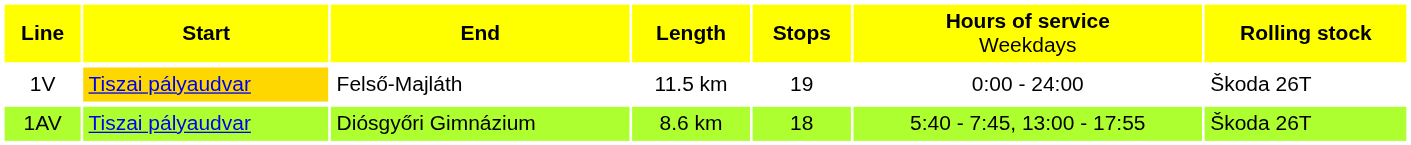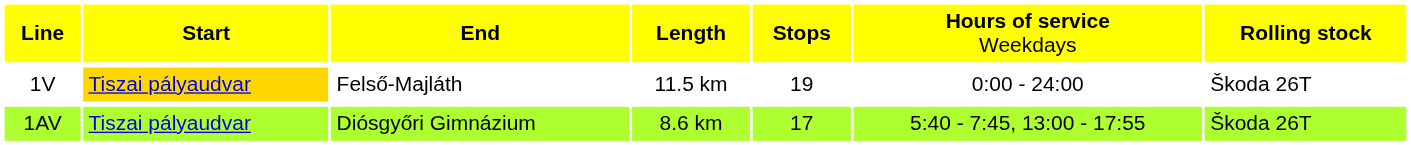(802, 123) 18 -> (802, 123) 17
